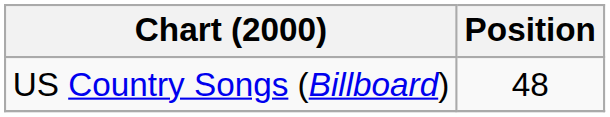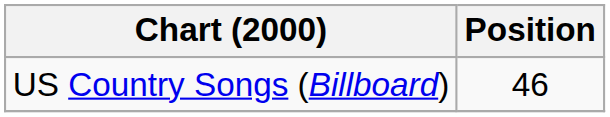(530, 83) 48 -> (530, 83) 46
